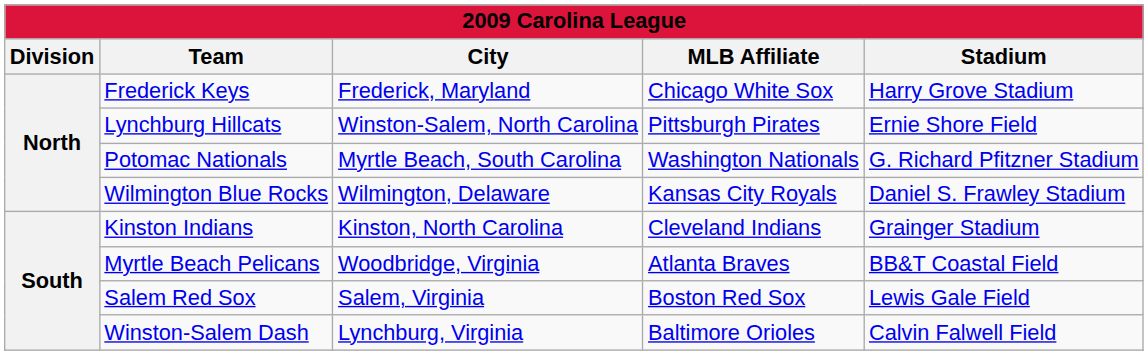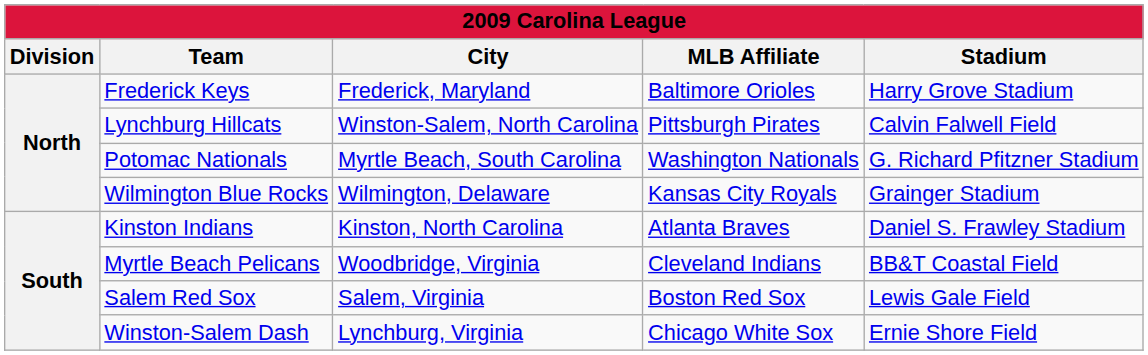(741, 90) Chicago White Sox -> (732, 90) Baltimore Orioles
(953, 125) Ernie Shore Field -> (963, 125) Calvin Falwell Field
(997, 194) Daniel S. Frawley Stadium -> (954, 194) Grainger Stadium
(735, 228) Cleveland Indians -> (719, 228) Atlanta Braves
(954, 228) Grainger Stadium -> (997, 228) Daniel S. Frawley Stadium
(719, 263) Atlanta Braves -> (735, 263) Cleveland Indians
(732, 332) Baltimore Orioles -> (741, 332) Chicago White Sox
(963, 332) Calvin Falwell Field -> (953, 332) Ernie Shore Field
